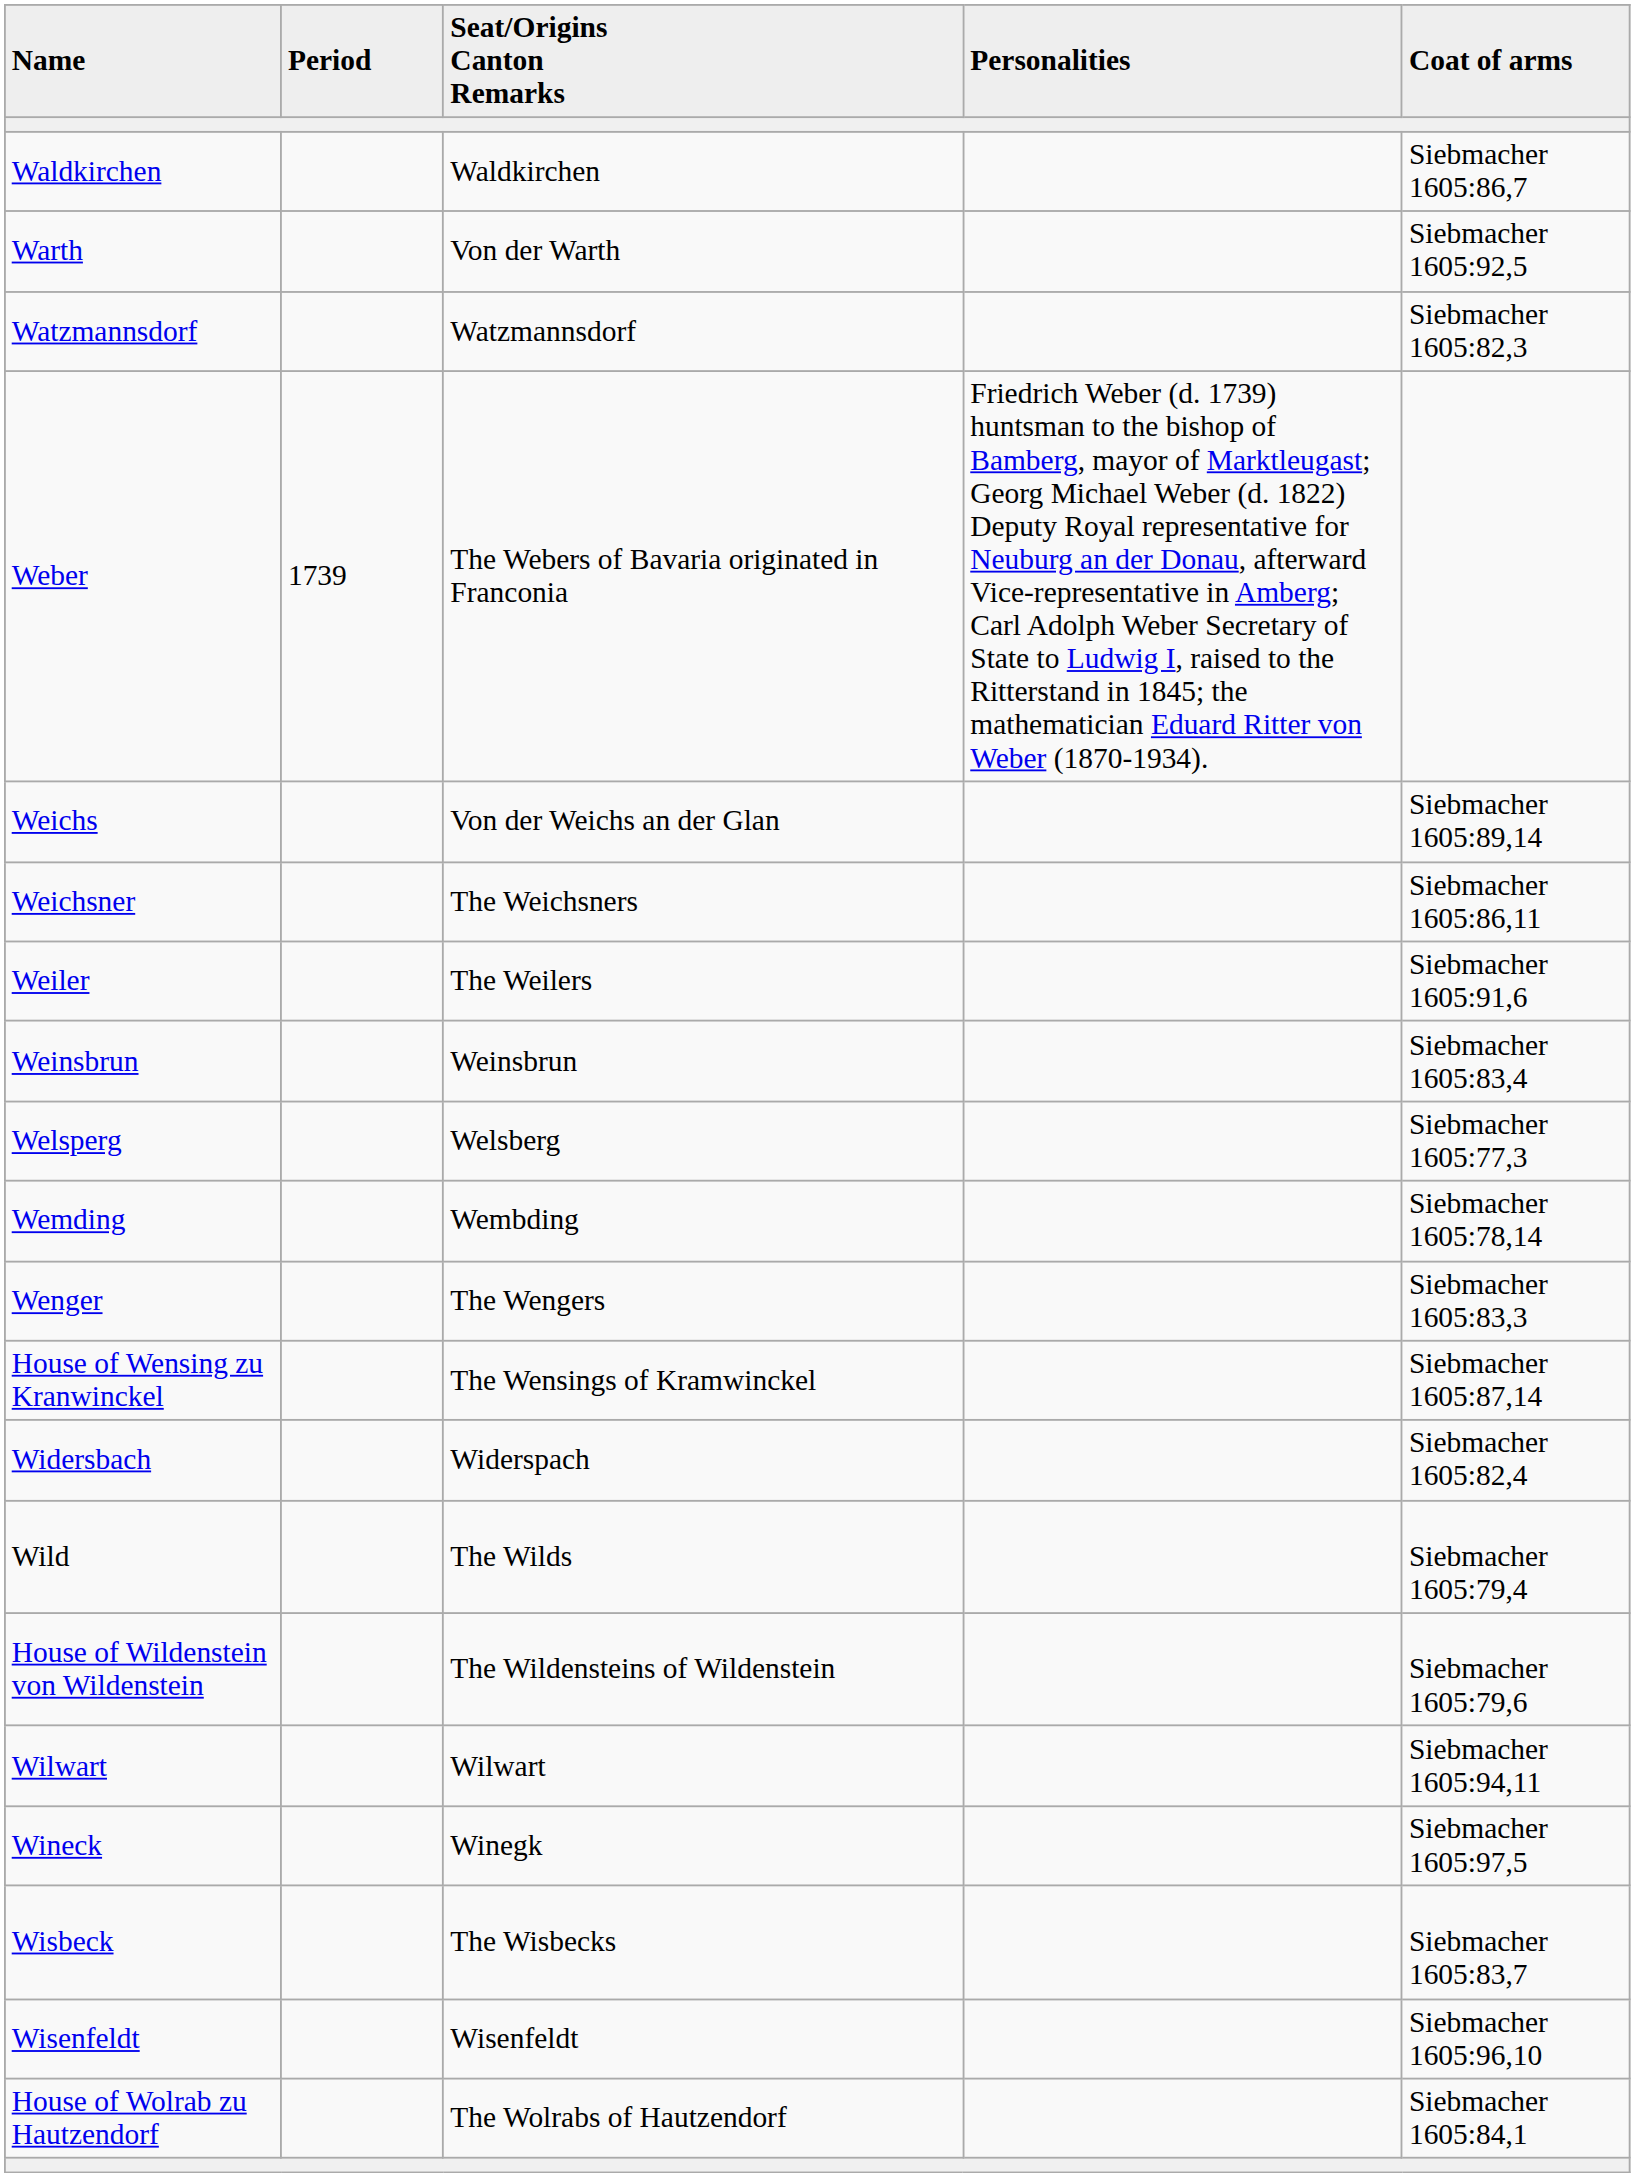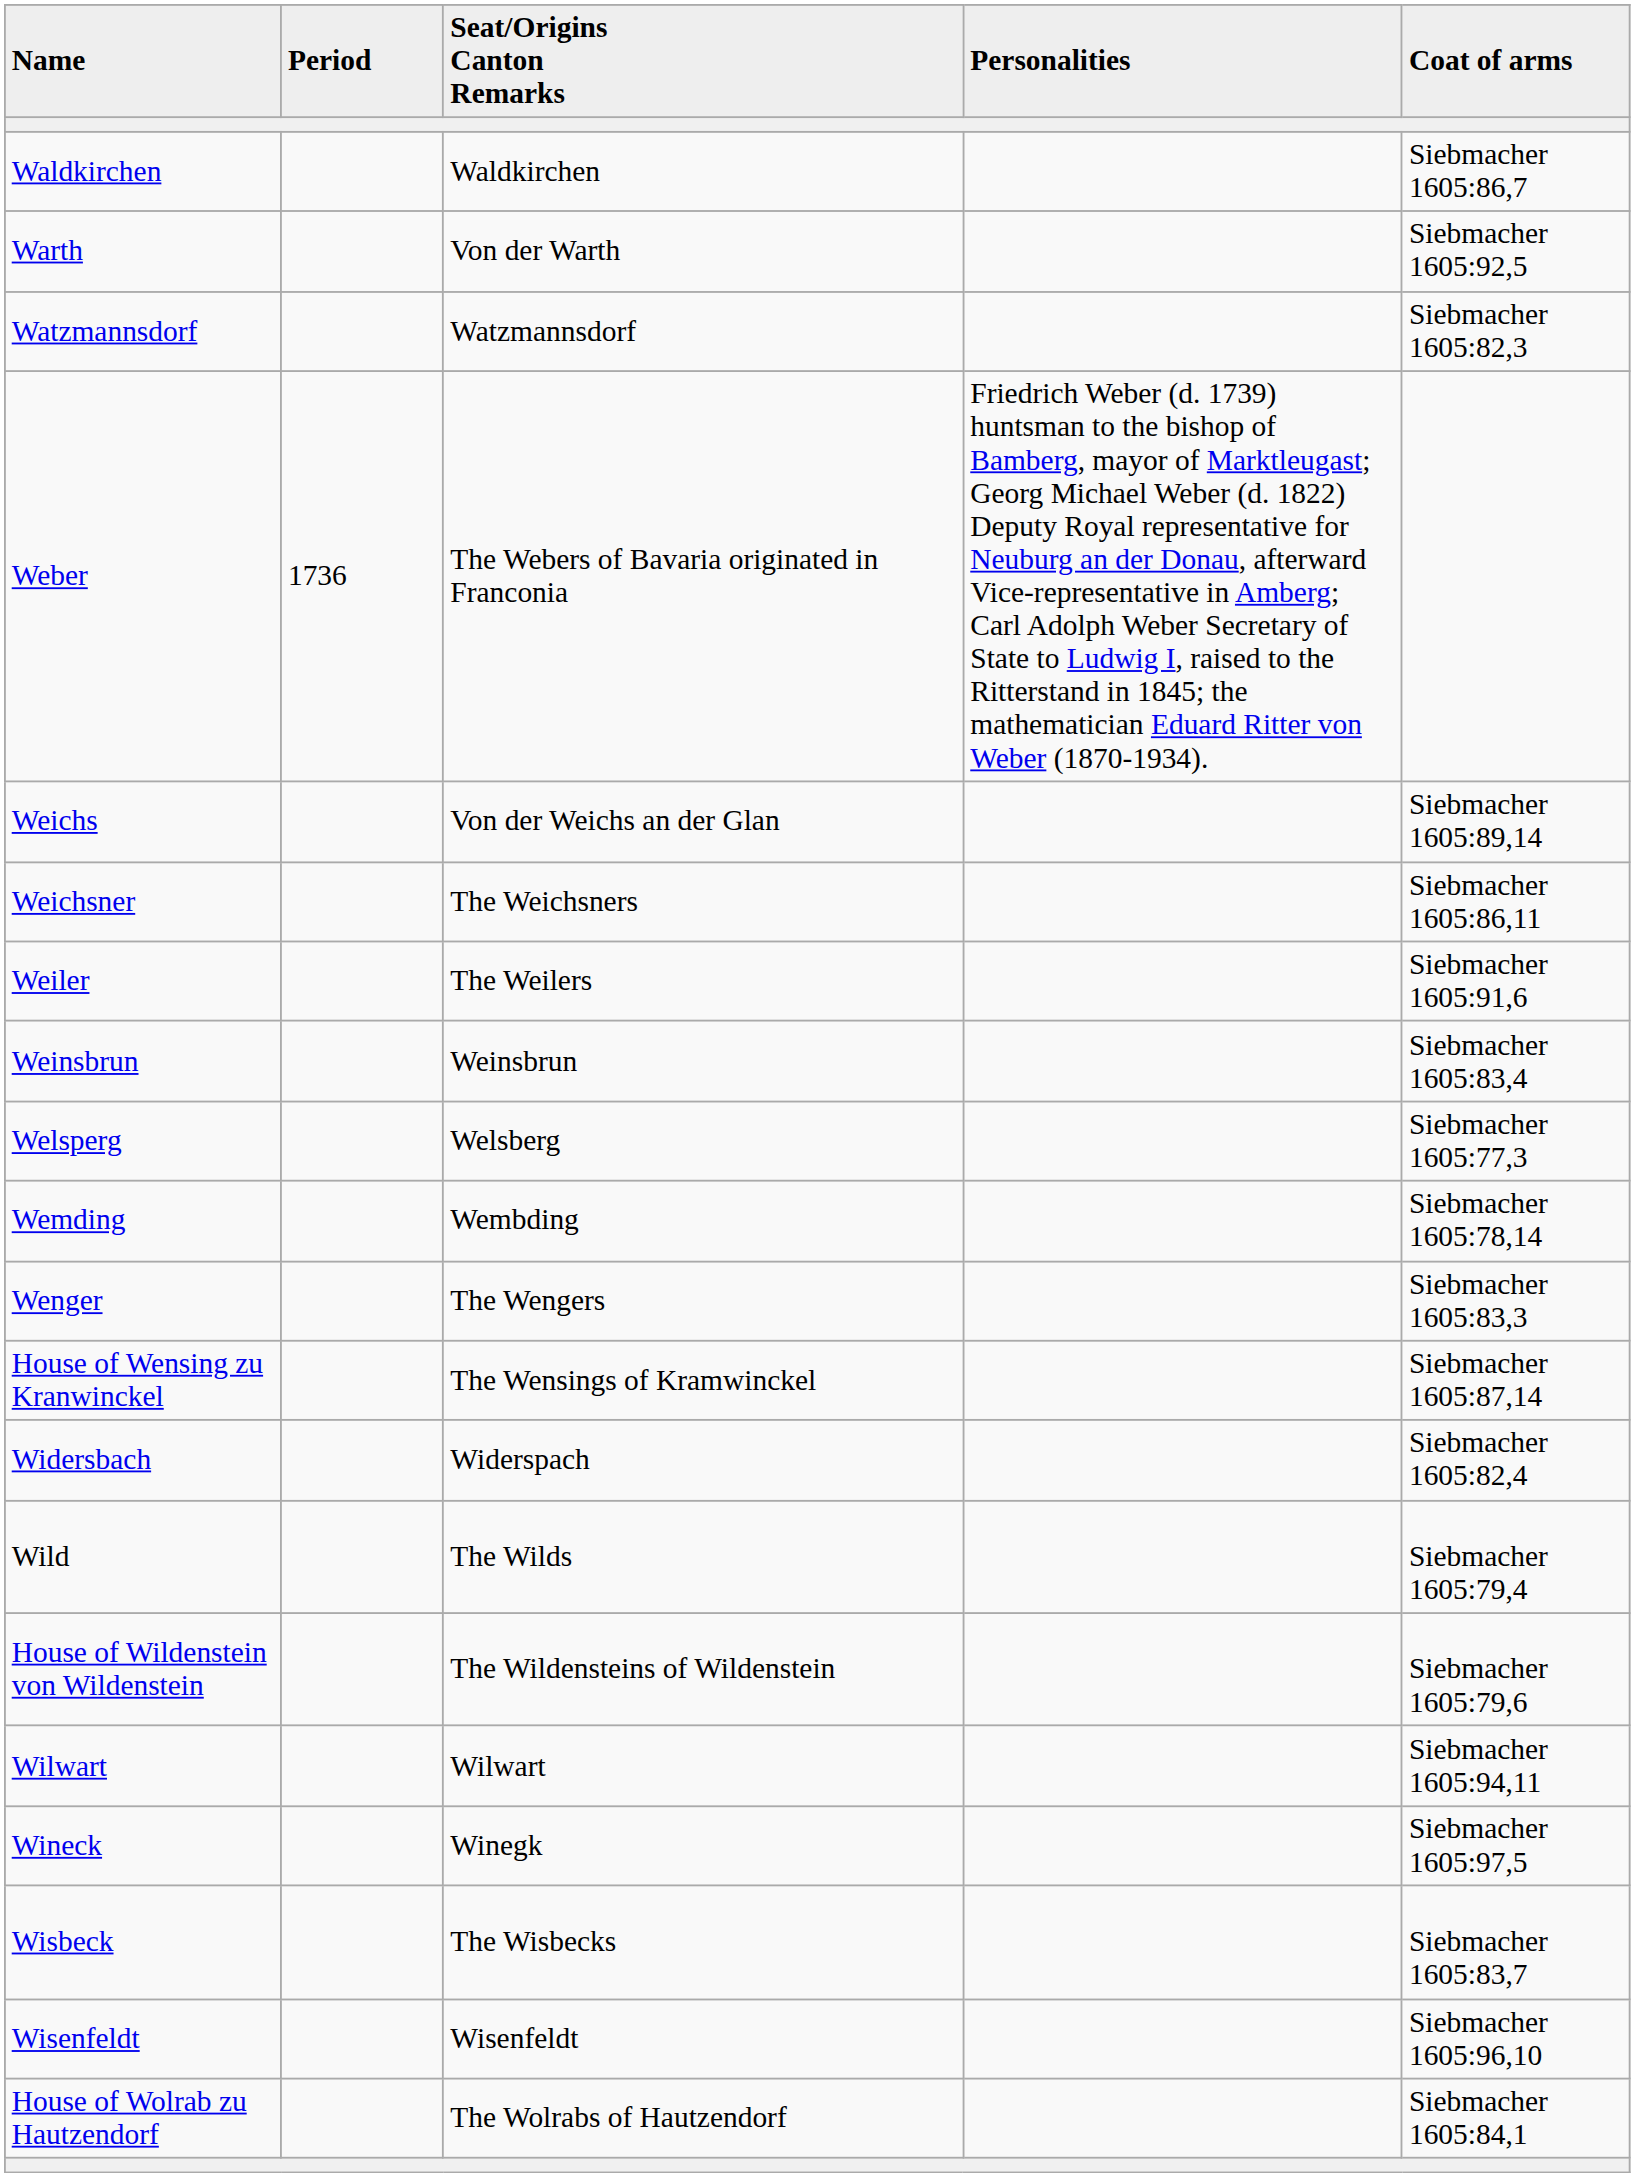(317, 575) 1739 -> (317, 575) 1736
